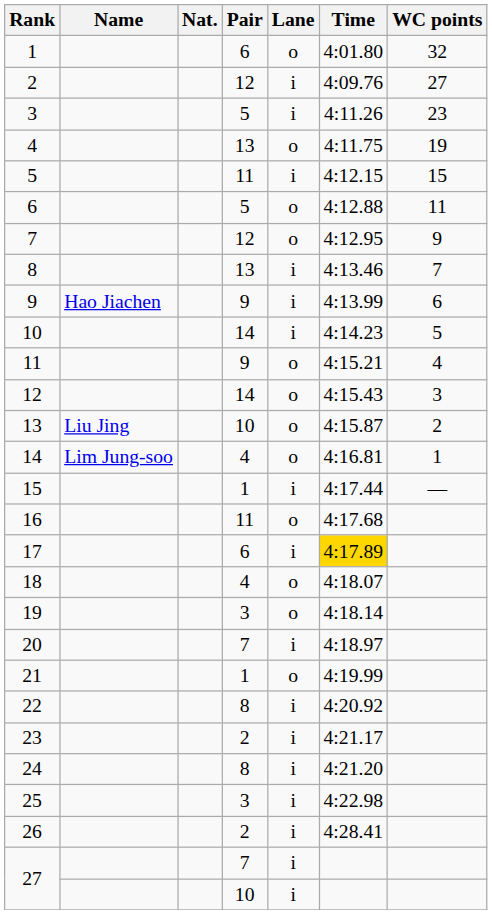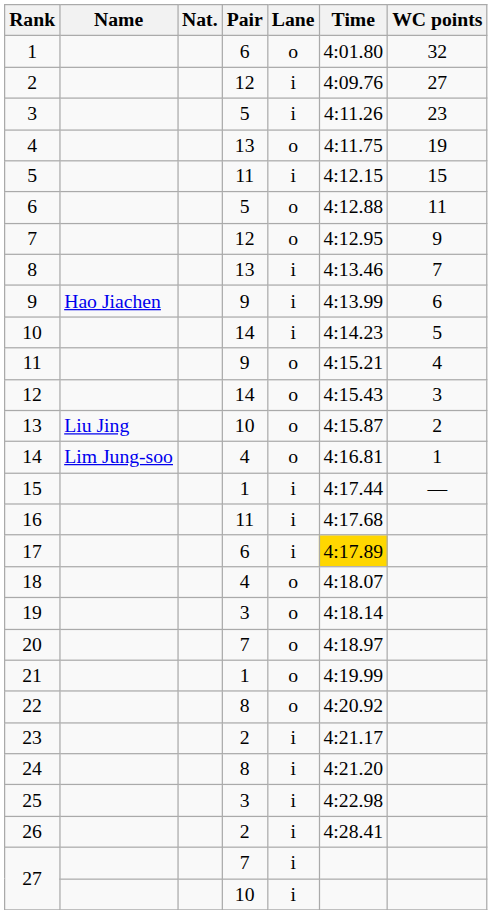(293, 519) o -> (293, 519) i
(293, 644) i -> (293, 644) o
(293, 706) i -> (293, 706) o
